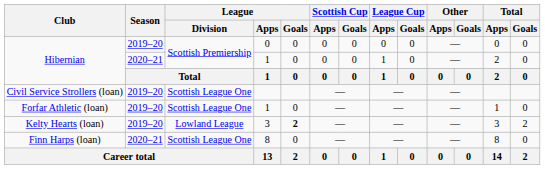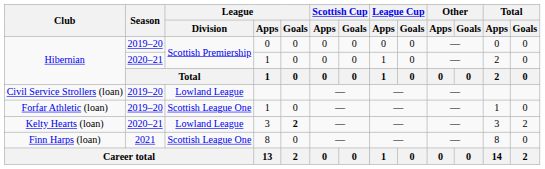(209, 92) Scottish League One -> (209, 92) Lowland League
(145, 124) 2019–20 -> (145, 124) 2020–21
(145, 140) 2020–21 -> (145, 140) 2021
